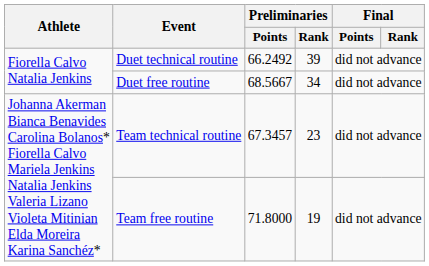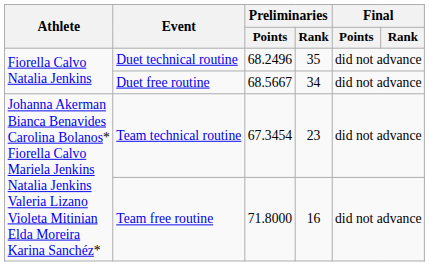(270, 60) 66.2492 -> (270, 60) 68.2496
(314, 60) 39 -> (314, 60) 35
(270, 135) 67.3457 -> (270, 135) 67.3454
(314, 219) 19 -> (314, 219) 16
